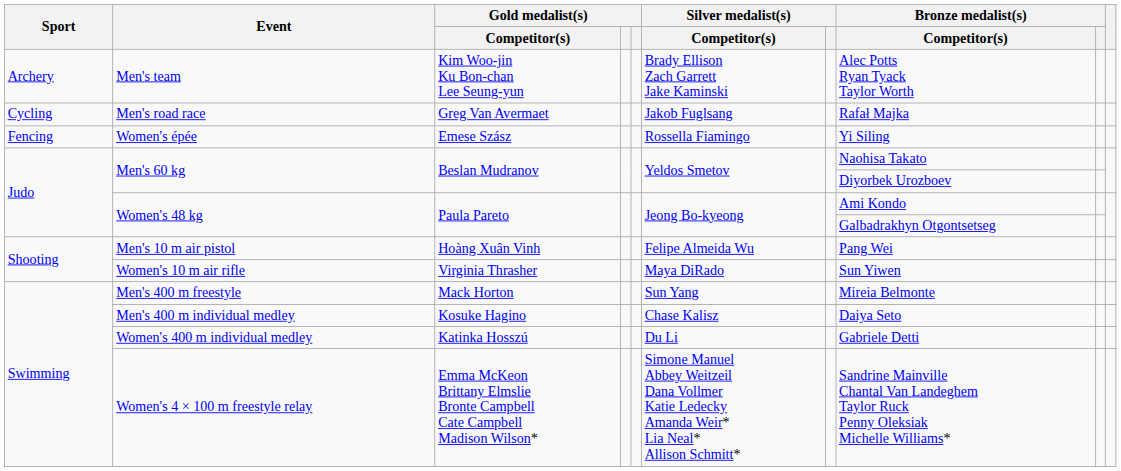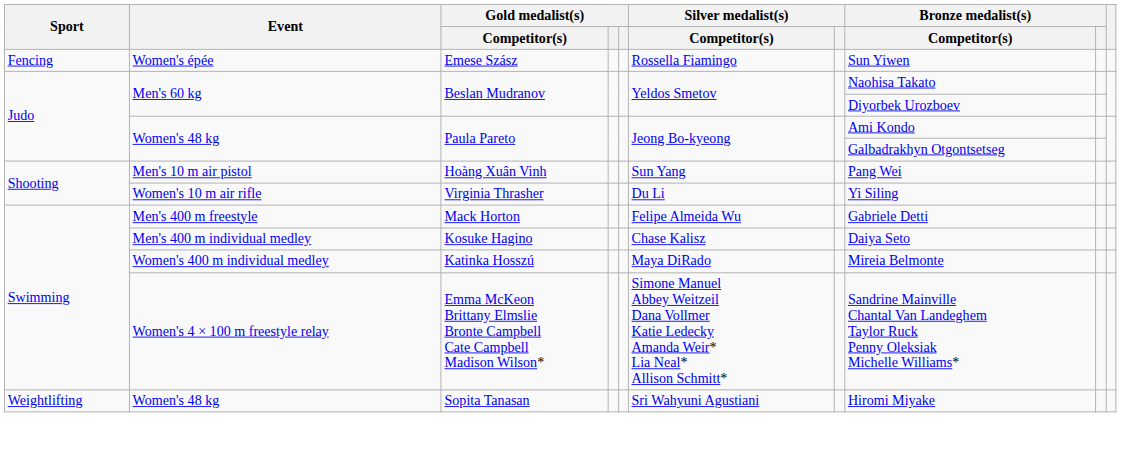- row: (149, 76)
- row: (161, 114)
(864, 136) Yi Siling -> (879, 60) Sun Yiwen
(699, 248) Felipe Almeida Wu -> (659, 171) Sun Yang
(684, 270) Maya DiRado -> (648, 194) Du Li
(870, 270) Sun Yiwen -> (873, 194) Yi Siling
(672, 292) Sun Yang -> (686, 216) Felipe Almeida Wu
(887, 292) Mireia Belmonte -> (888, 216) Gabriele Detti
(661, 337) Du Li -> (671, 261) Maya DiRado
(879, 337) Gabriele Detti -> (896, 261) Mireia Belmonte
+ row: (176, 400)
